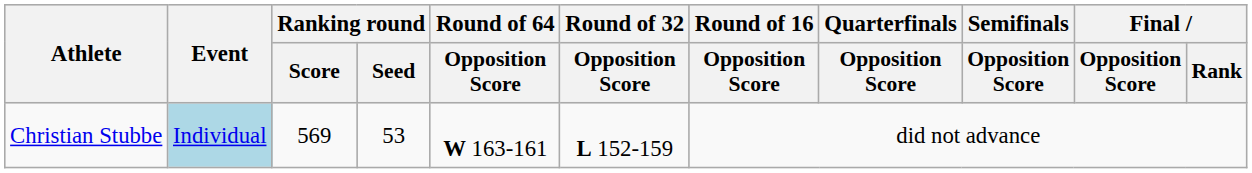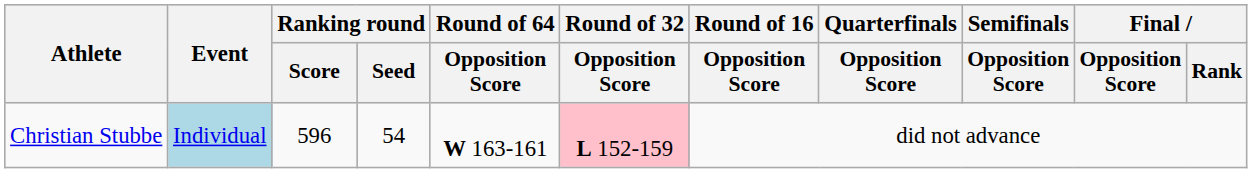(314, 135) 569 -> (314, 135) 596
(394, 135) 53 -> (394, 135) 54
(625, 148) no background -> (625, 148) pink background
